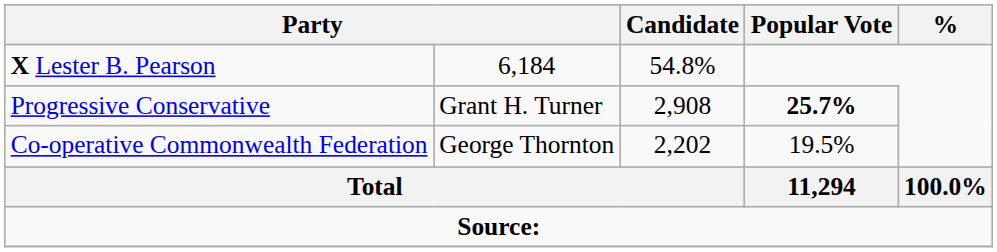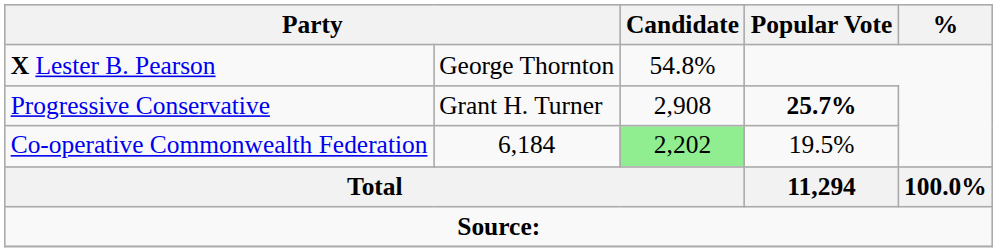(527, 65) 6,184 -> (527, 65) George Thornton
(527, 145) George Thornton -> (527, 145) 6,184
(682, 145) no background -> (682, 145) lightgreen background
